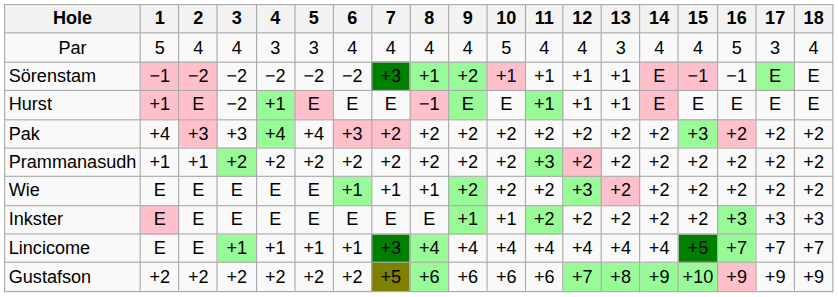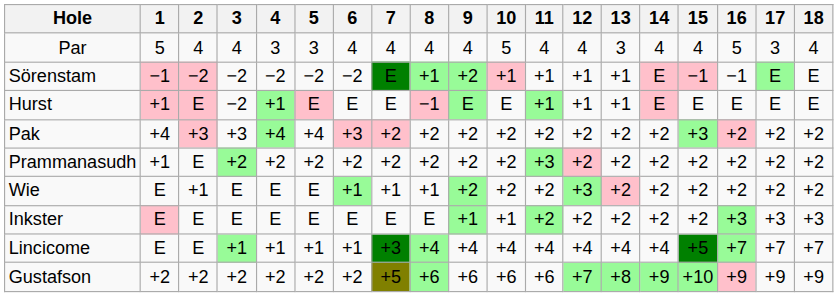(391, 76) +3 -> (391, 76) E
(198, 162) +1 -> (198, 162) E
(198, 190) E -> (198, 190) +1
